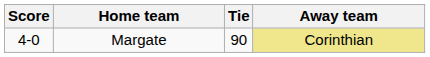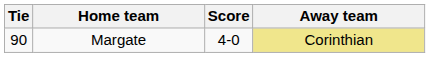columns swapped: (239, 16) <-> (29, 16)
